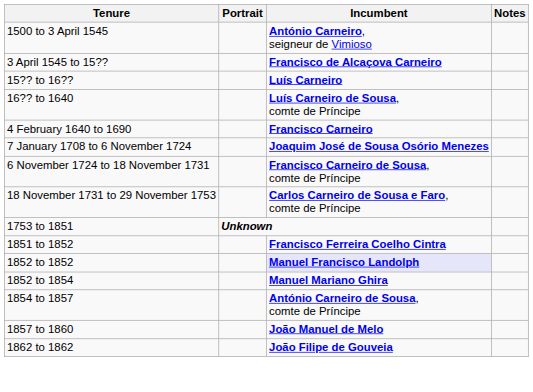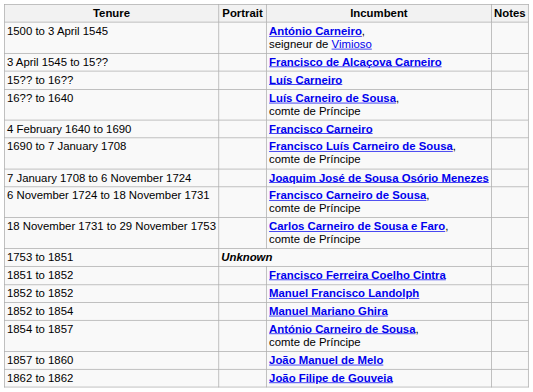+ row: (67, 147)
(344, 262) lavender background -> (344, 293) no background
